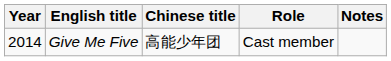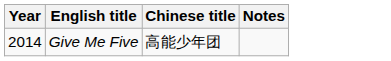- column: (288, 16)
